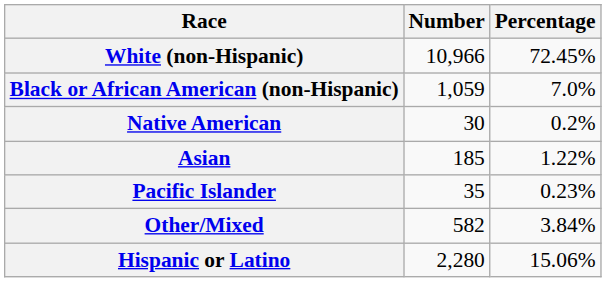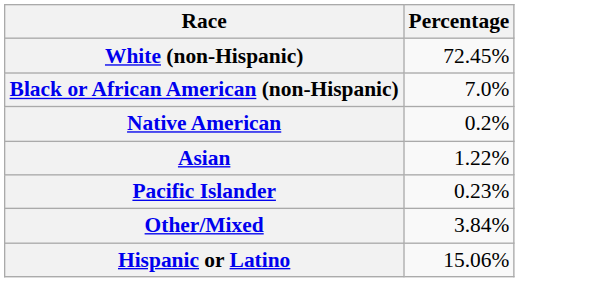- column: (447, 21)
